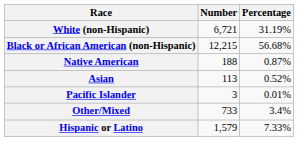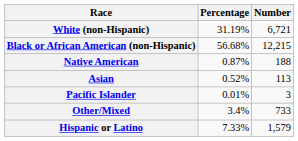columns swapped: (219, 12) <-> (266, 12)
